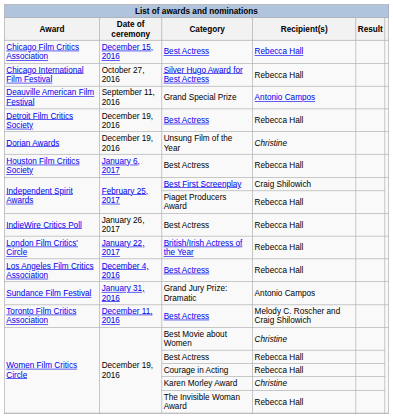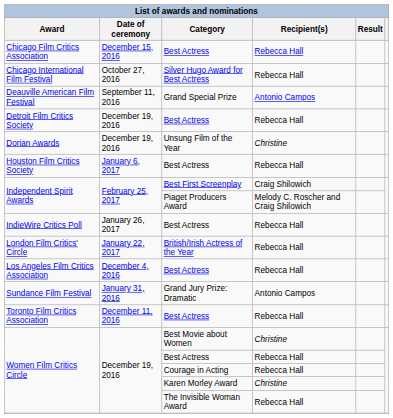(279, 202) Rebecca Hall -> (297, 202) Melody C. Roscher and Craig Shilowich
(297, 316) Melody C. Roscher and Craig Shilowich -> (279, 316) Rebecca Hall
